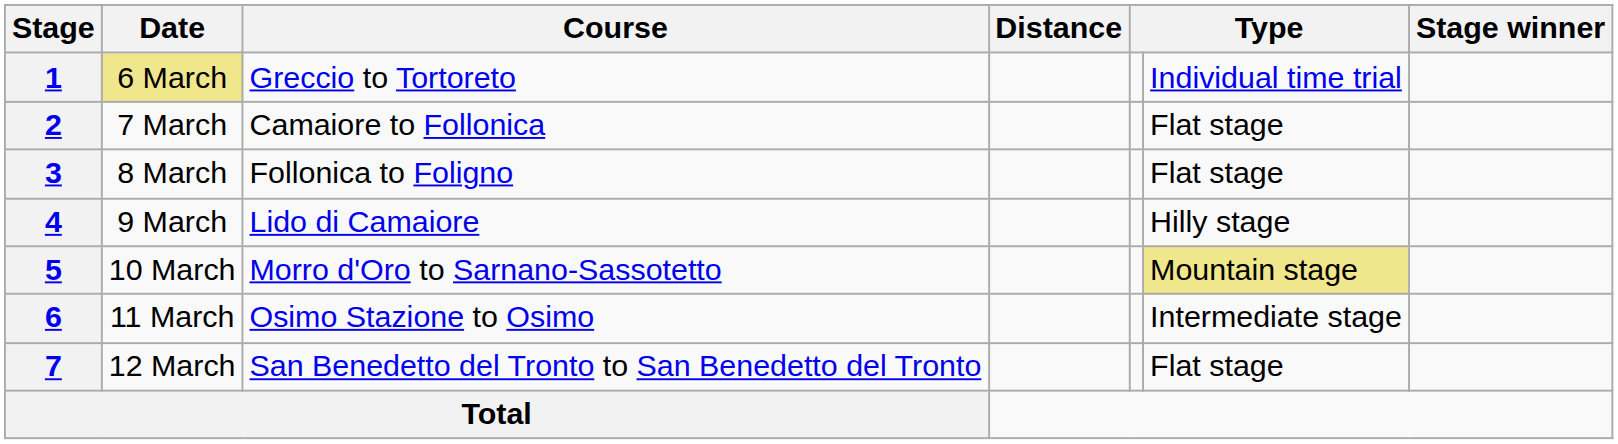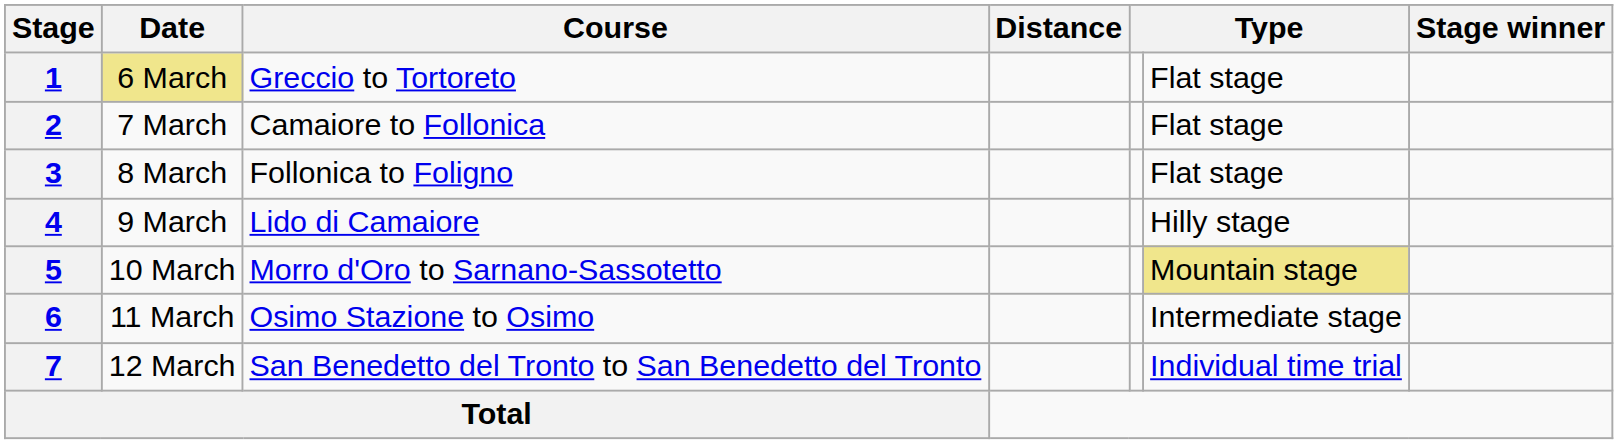(1276, 76) Individual time trial -> (1217, 76) Flat stage
(1217, 366) Flat stage -> (1276, 366) Individual time trial
